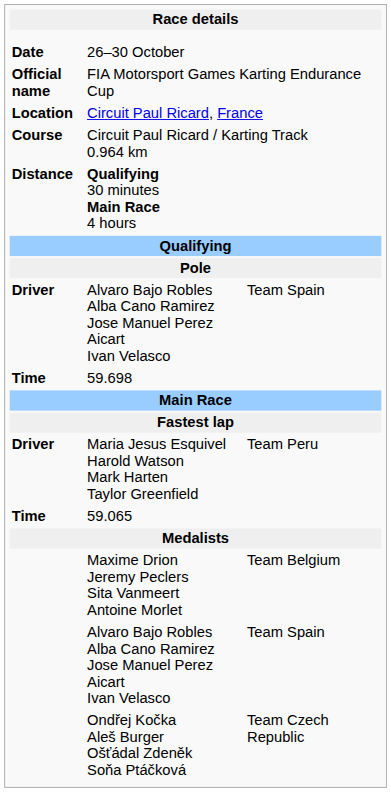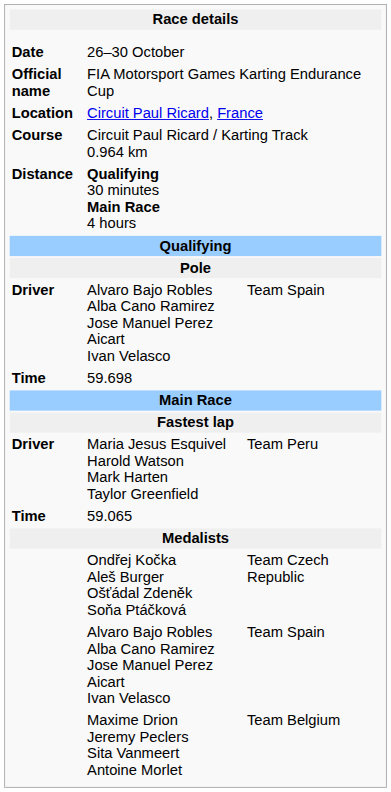rows swapped: (47, 586) <-> (47, 746)
